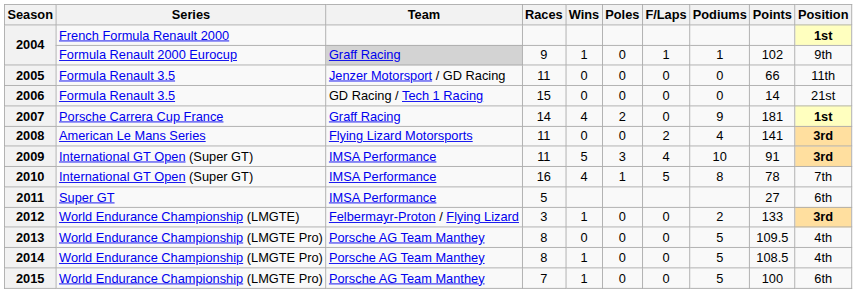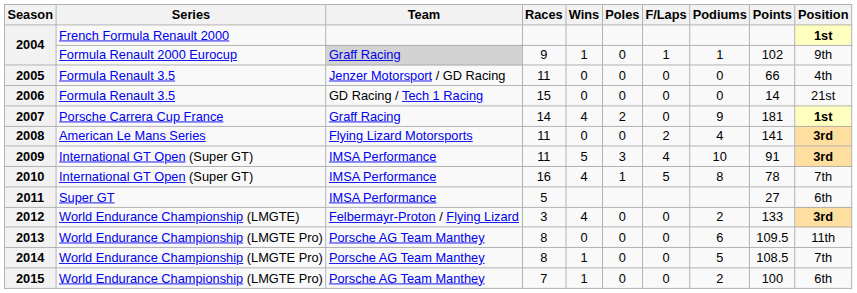(823, 76) 11th -> (823, 76) 4th
(584, 217) 1 -> (584, 217) 4
(720, 238) 5 -> (720, 238) 6
(823, 238) 4th -> (823, 238) 11th
(823, 258) 4th -> (823, 258) 7th
(720, 278) 5 -> (720, 278) 2
